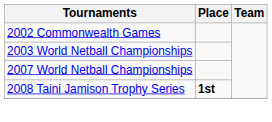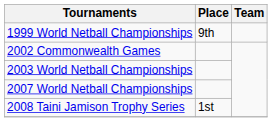+ row: (100, 32)
(206, 88) bold -> (206, 107) normal
